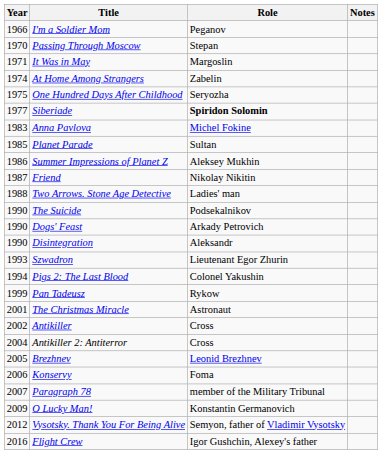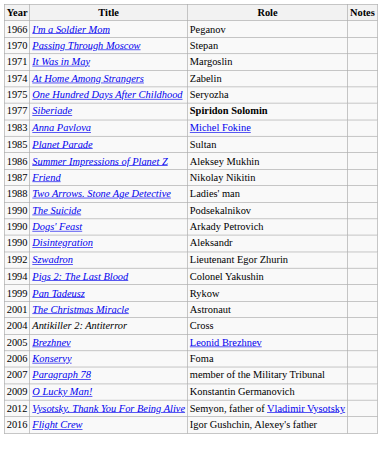(17, 260) 1993 -> (17, 260) 1992
- row: (52, 326)
